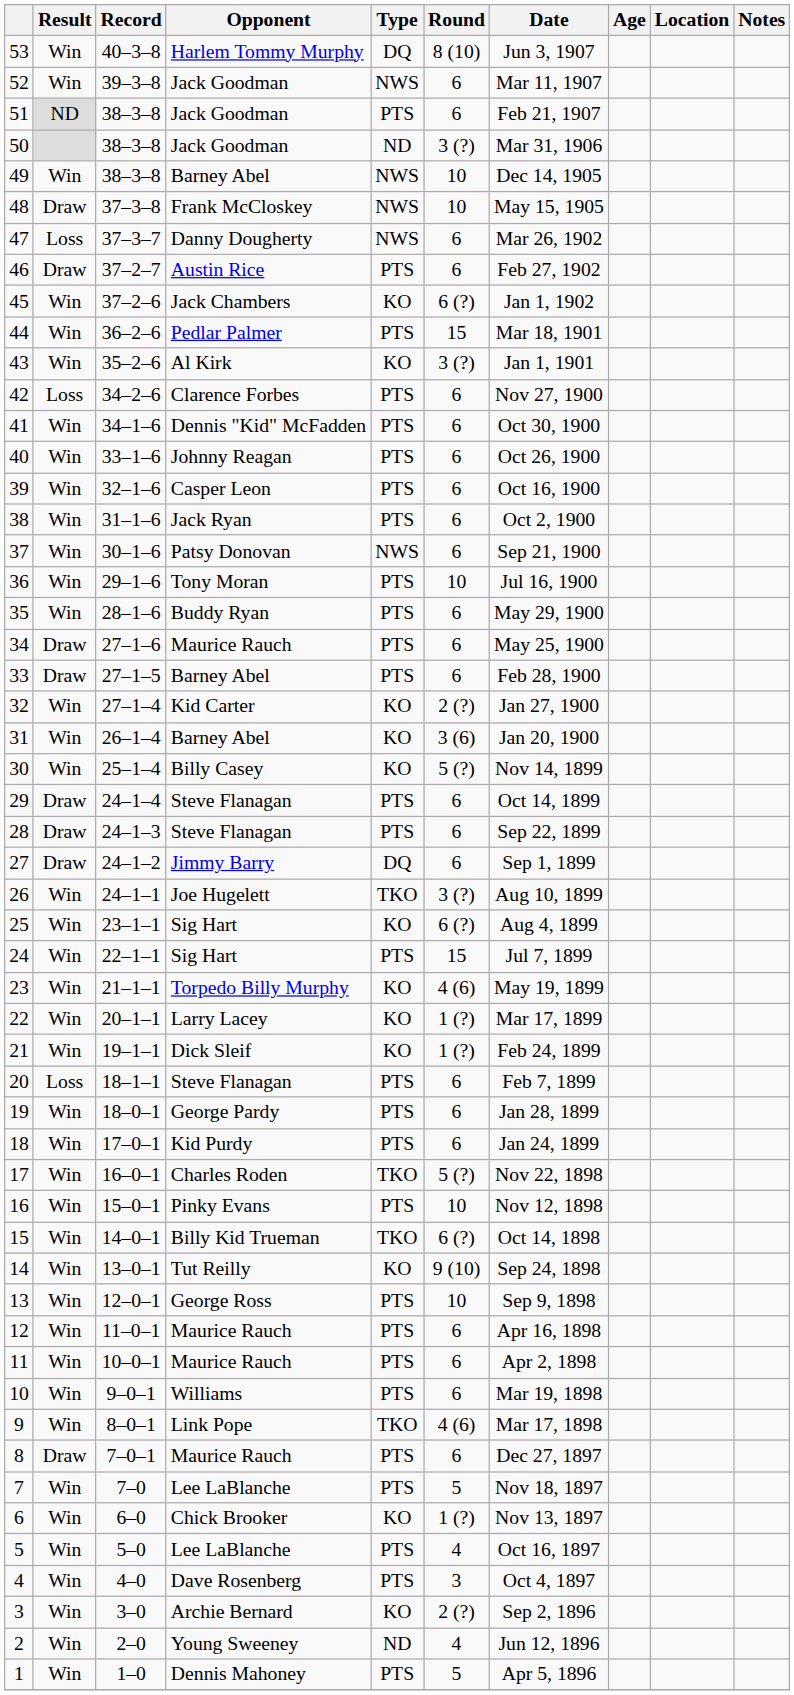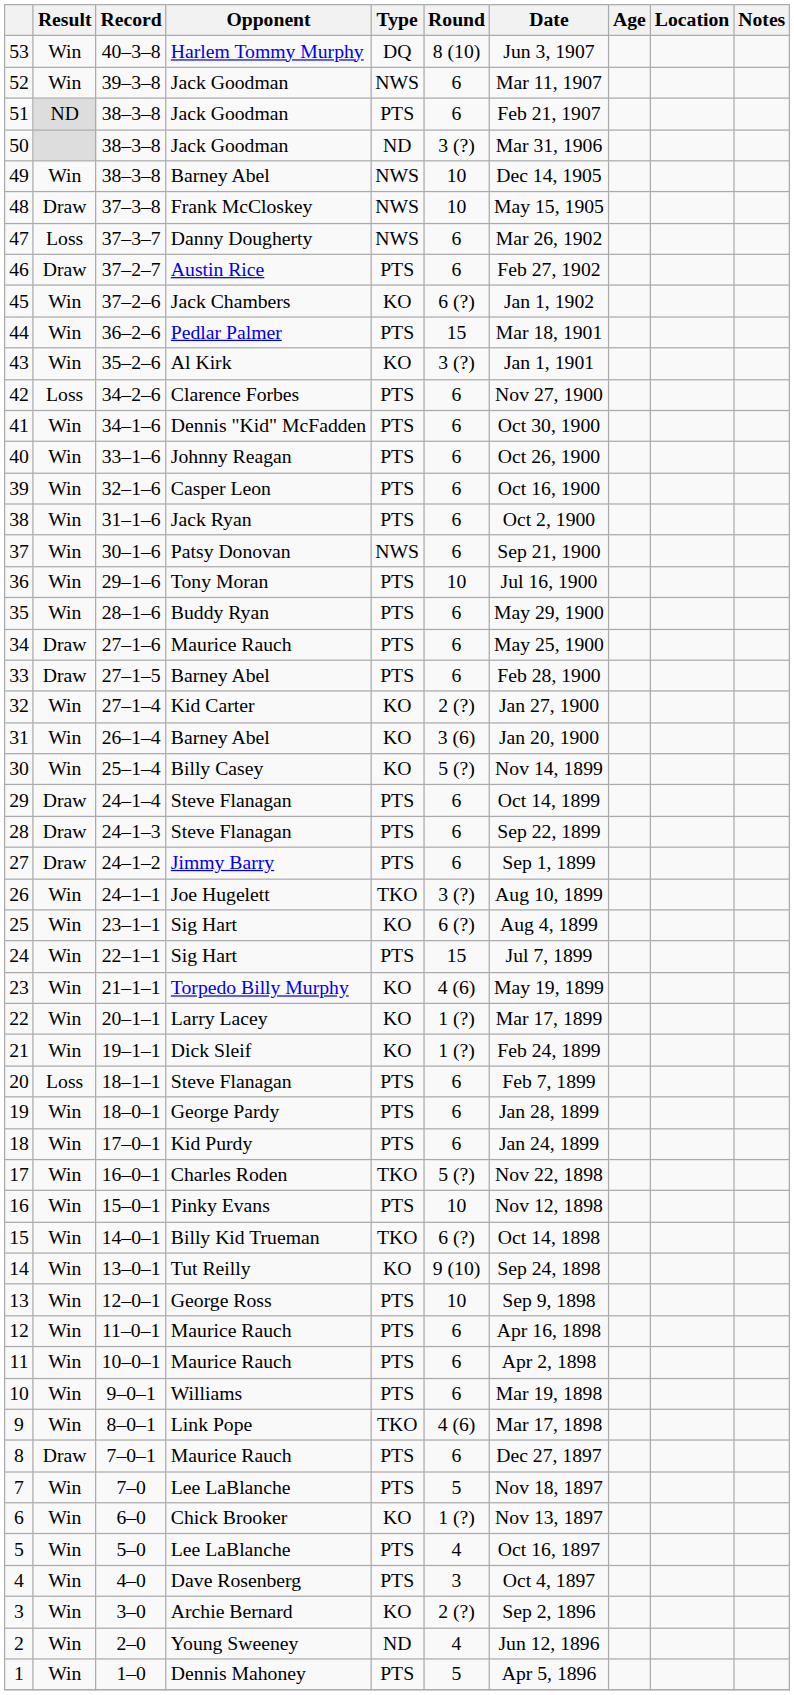(397, 862) DQ -> (397, 862) PTS
